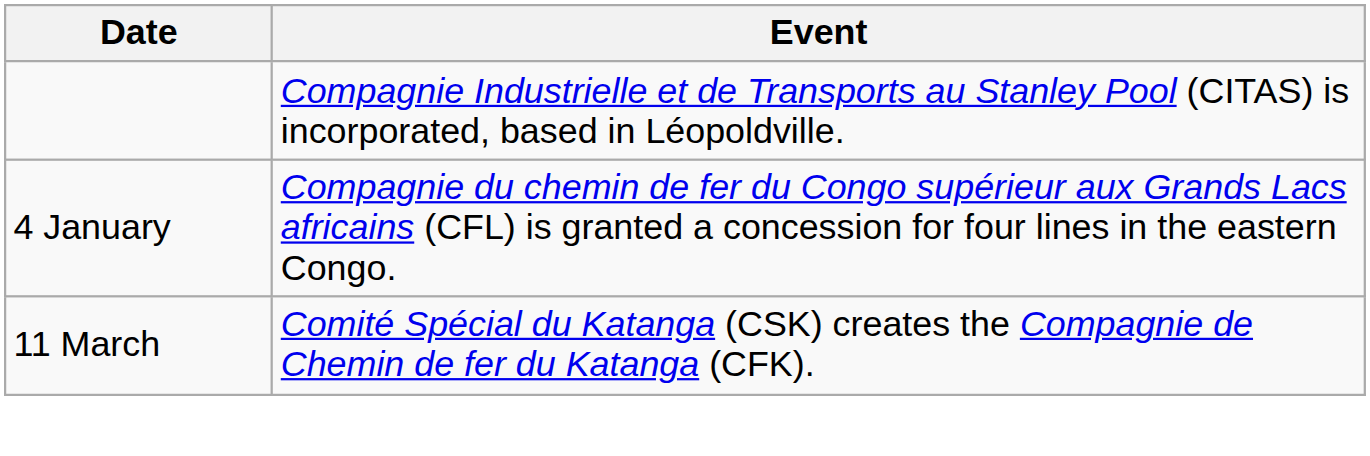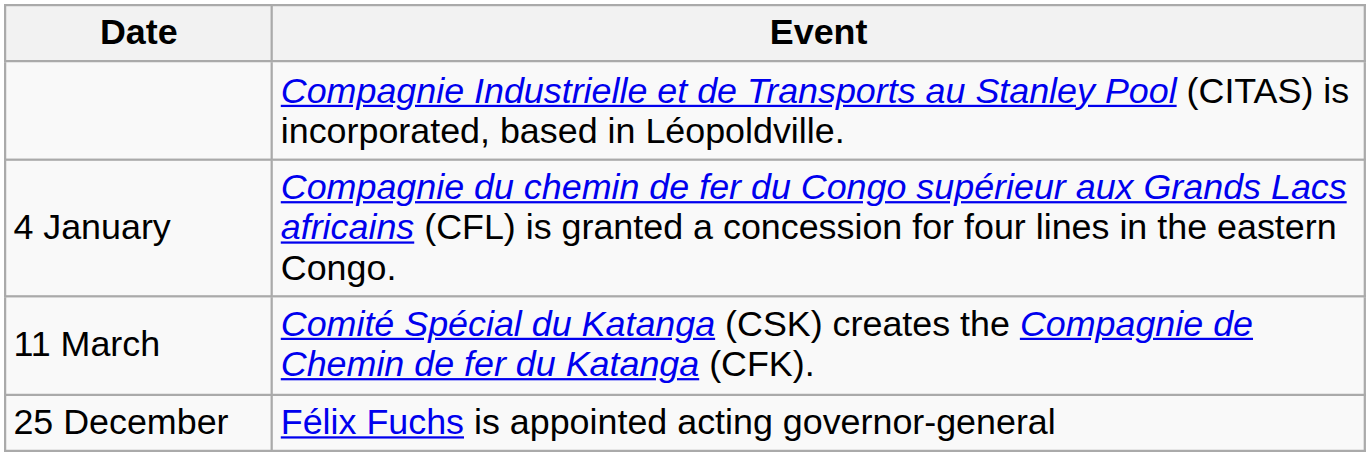+ row: (121, 421)
